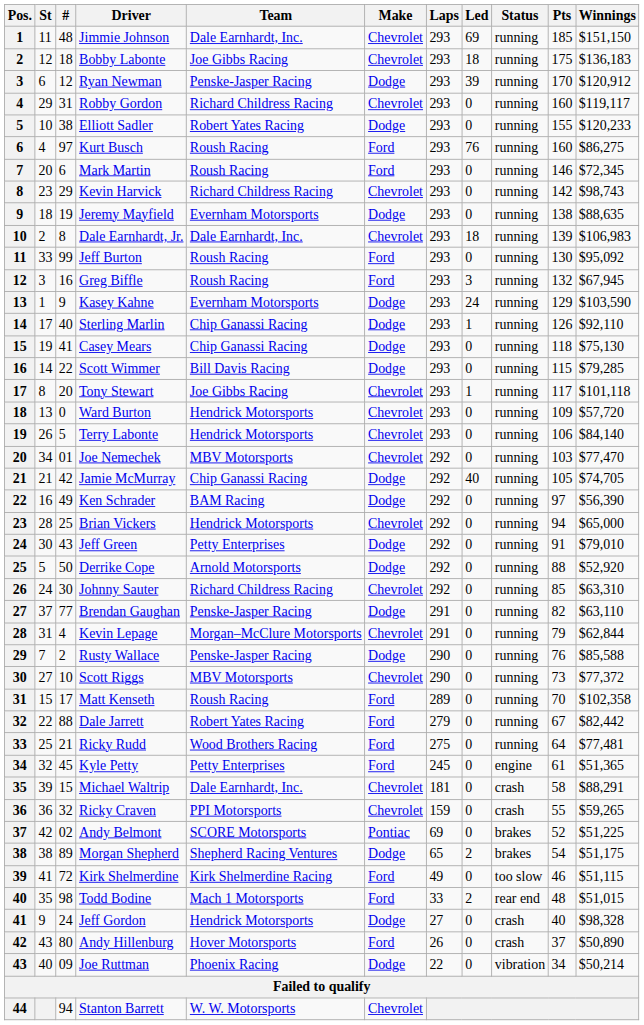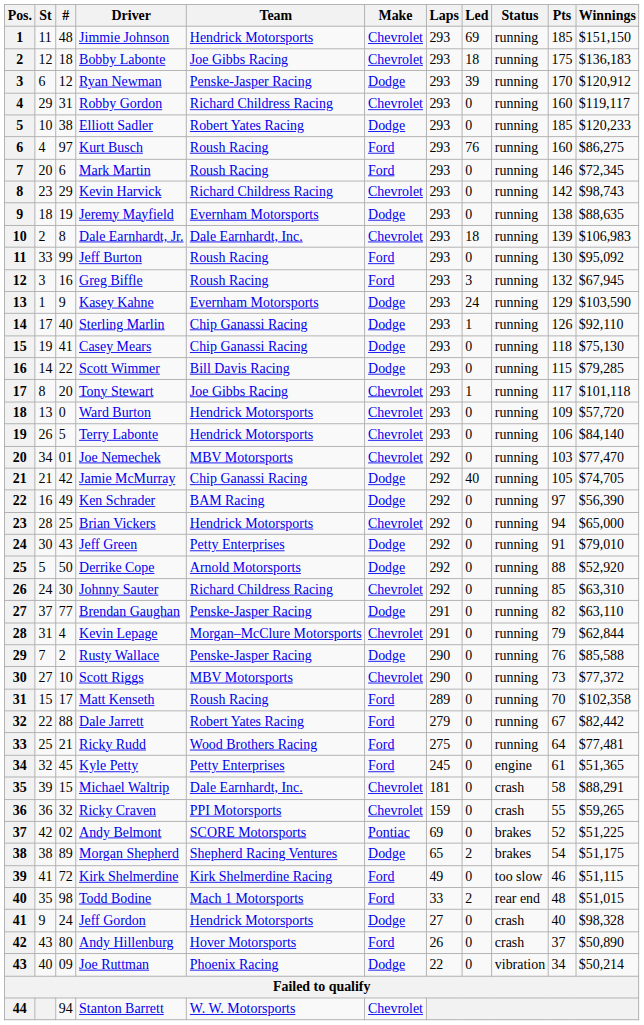(246, 37) Dale Earnhardt, Inc. -> (252, 37) Hendrick Motorsports
(562, 125) 155 -> (562, 125) 185
